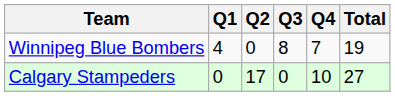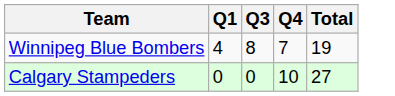- column: (258, 18)
